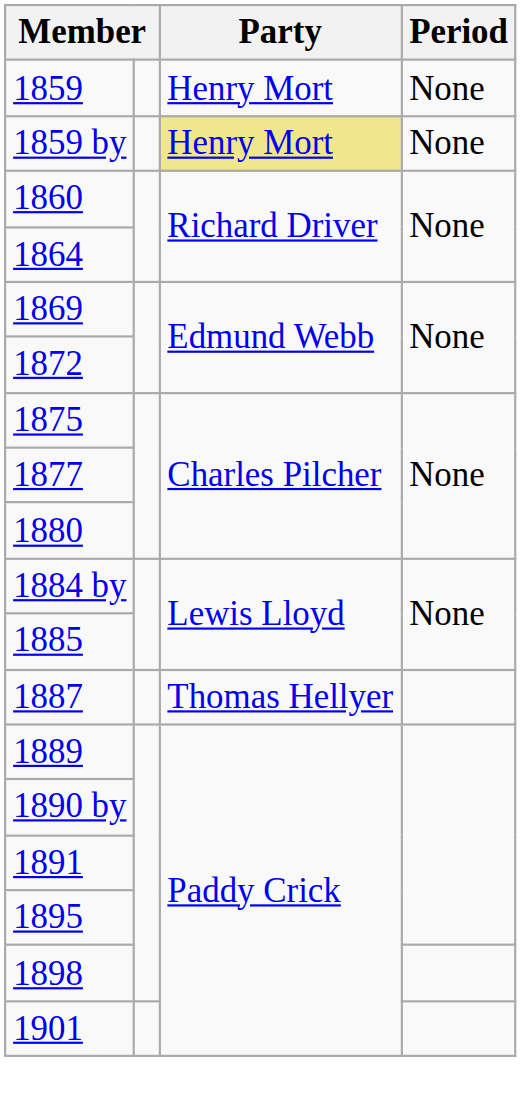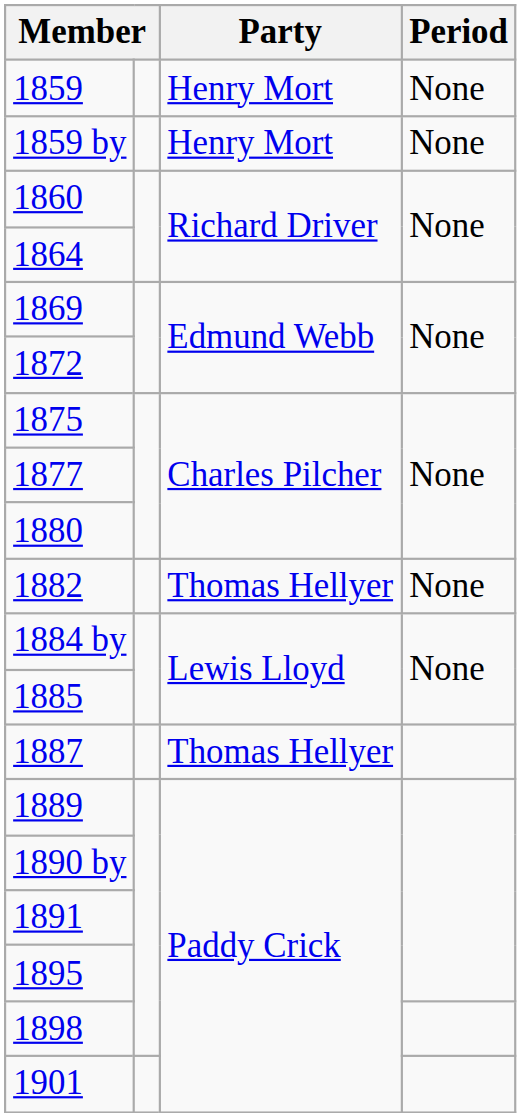(250, 142) khaki background -> (250, 142) no background
+ row: (48, 585)
